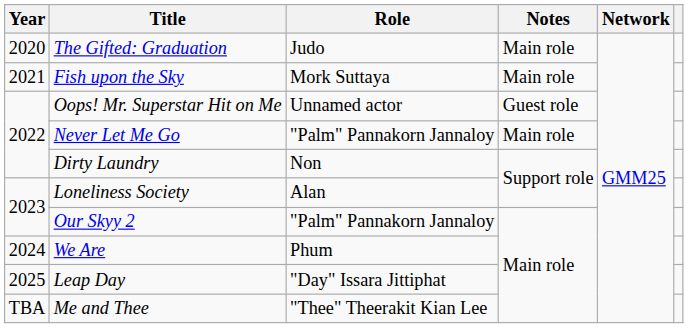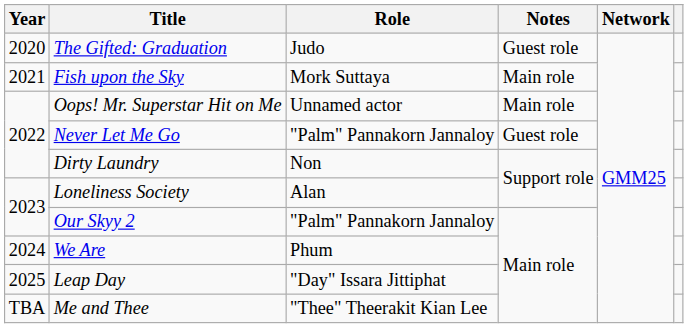(539, 47) Main role -> (541, 47) Guest role
(541, 105) Guest role -> (539, 105) Main role
(539, 134) Main role -> (541, 134) Guest role
